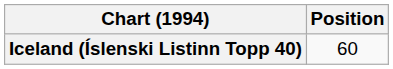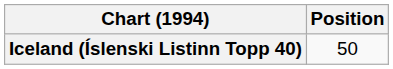(347, 49) 60 -> (347, 49) 50
